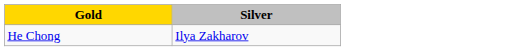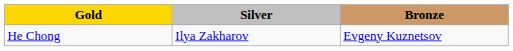+ column: (424, 14)
